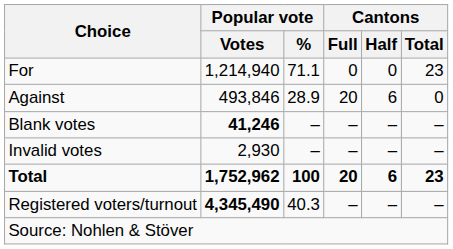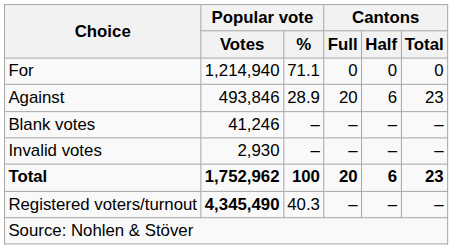(434, 71) 23 -> (439, 71) 0
(439, 97) 0 -> (434, 97) 23
(254, 124) bold -> (254, 124) normal
